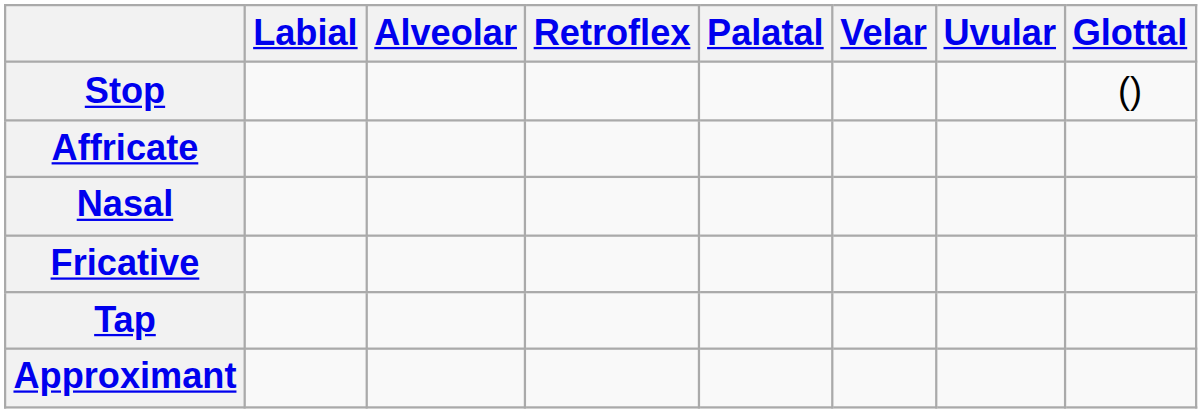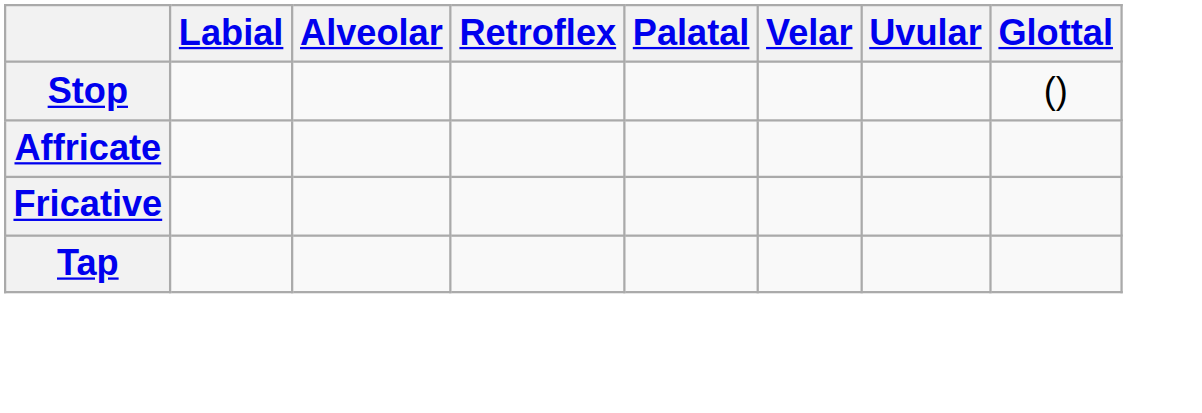- row: (125, 205)
- row: (125, 377)
